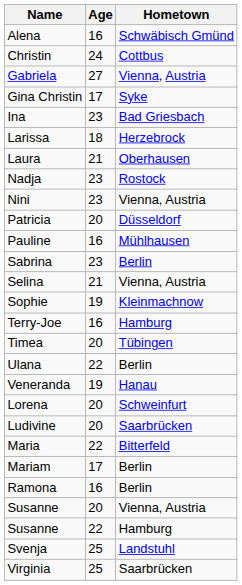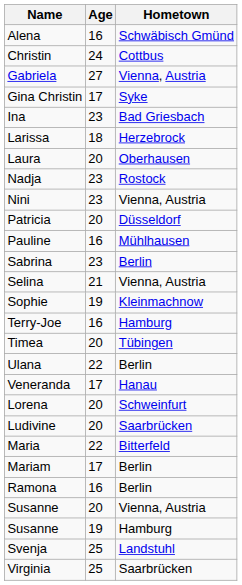(95, 158) 21 -> (95, 158) 20
(95, 384) 19 -> (95, 384) 17
(95, 528) 22 -> (95, 528) 19
